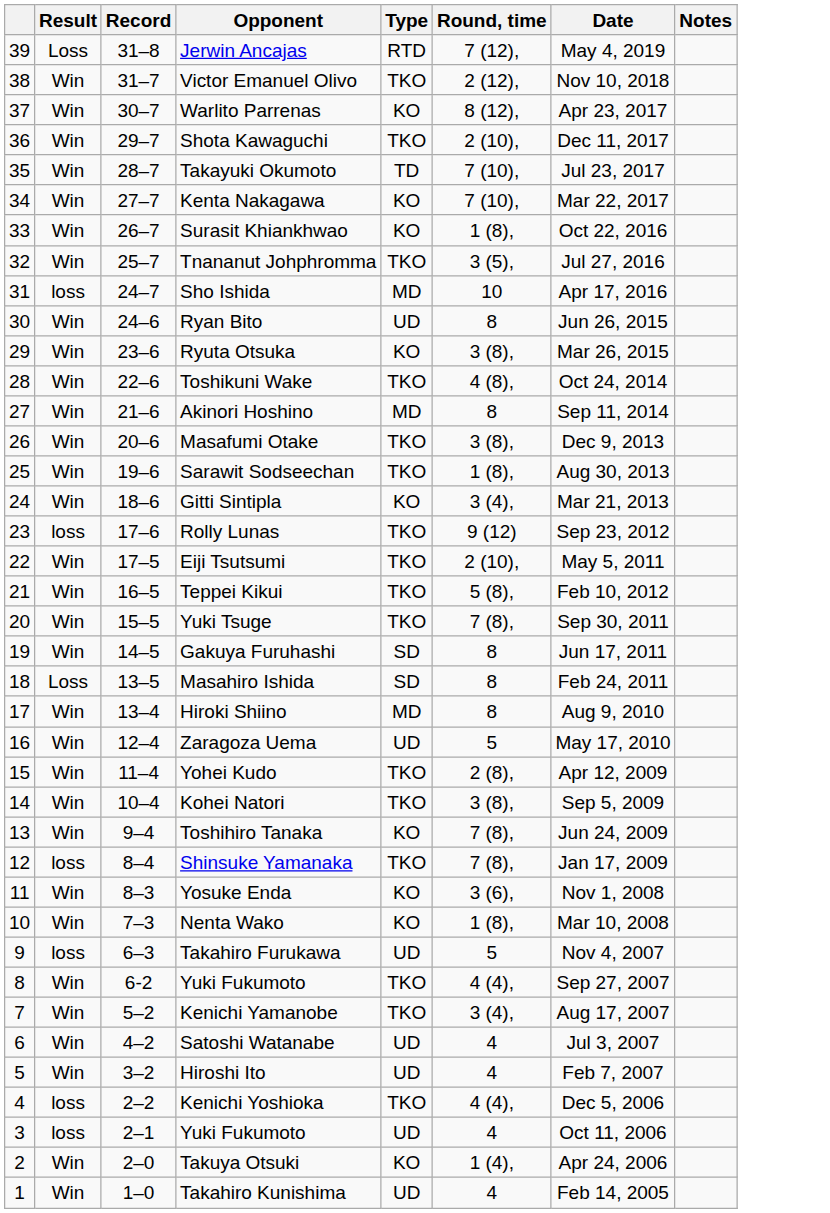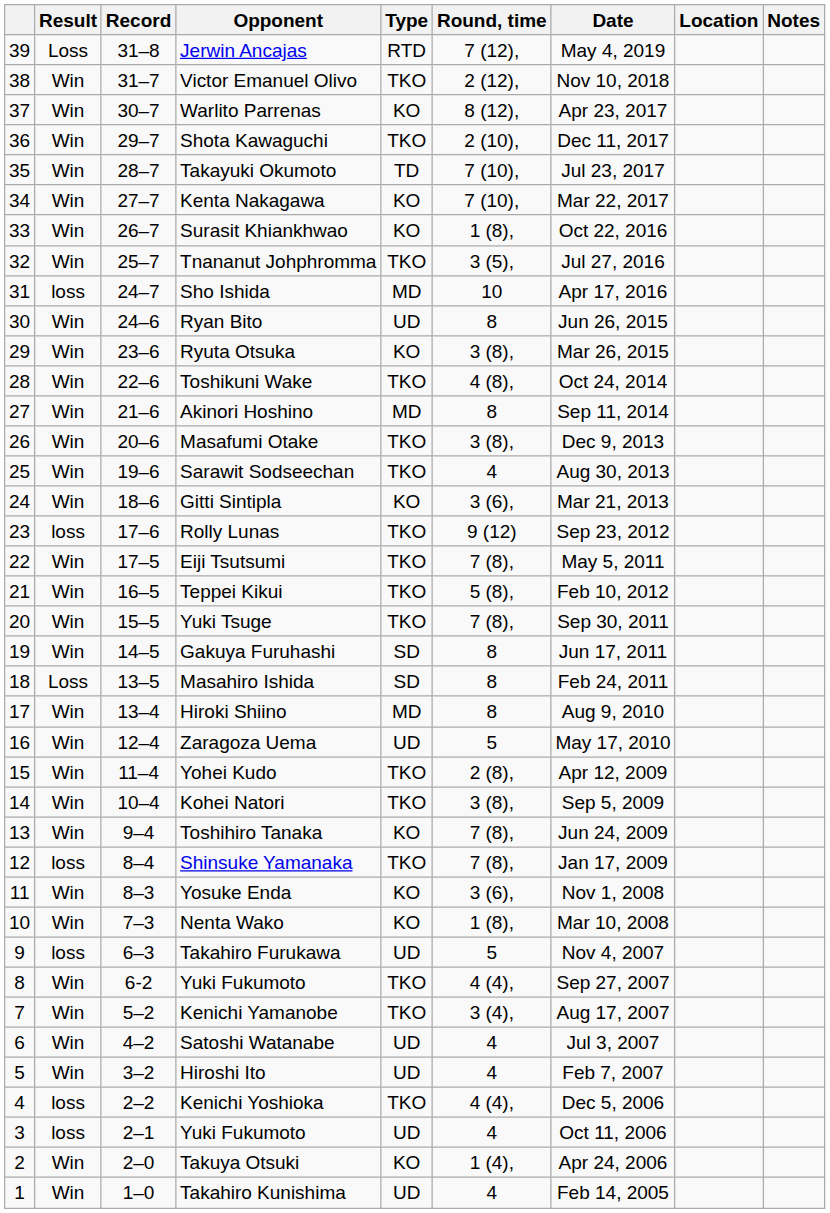+ column: (719, 20)
(492, 471) 1 (8), -> (492, 471) 4
(492, 501) 3 (4), -> (492, 501) 3 (6),
(492, 561) 2 (10), -> (492, 561) 7 (8),
